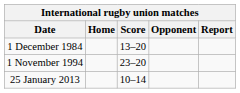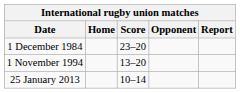(133, 46) 13–20 -> (133, 46) 23–20
(133, 63) 23–20 -> (133, 63) 13–20
